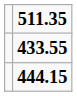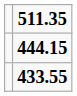rows swapped: (42, 76) <-> (42, 47)
